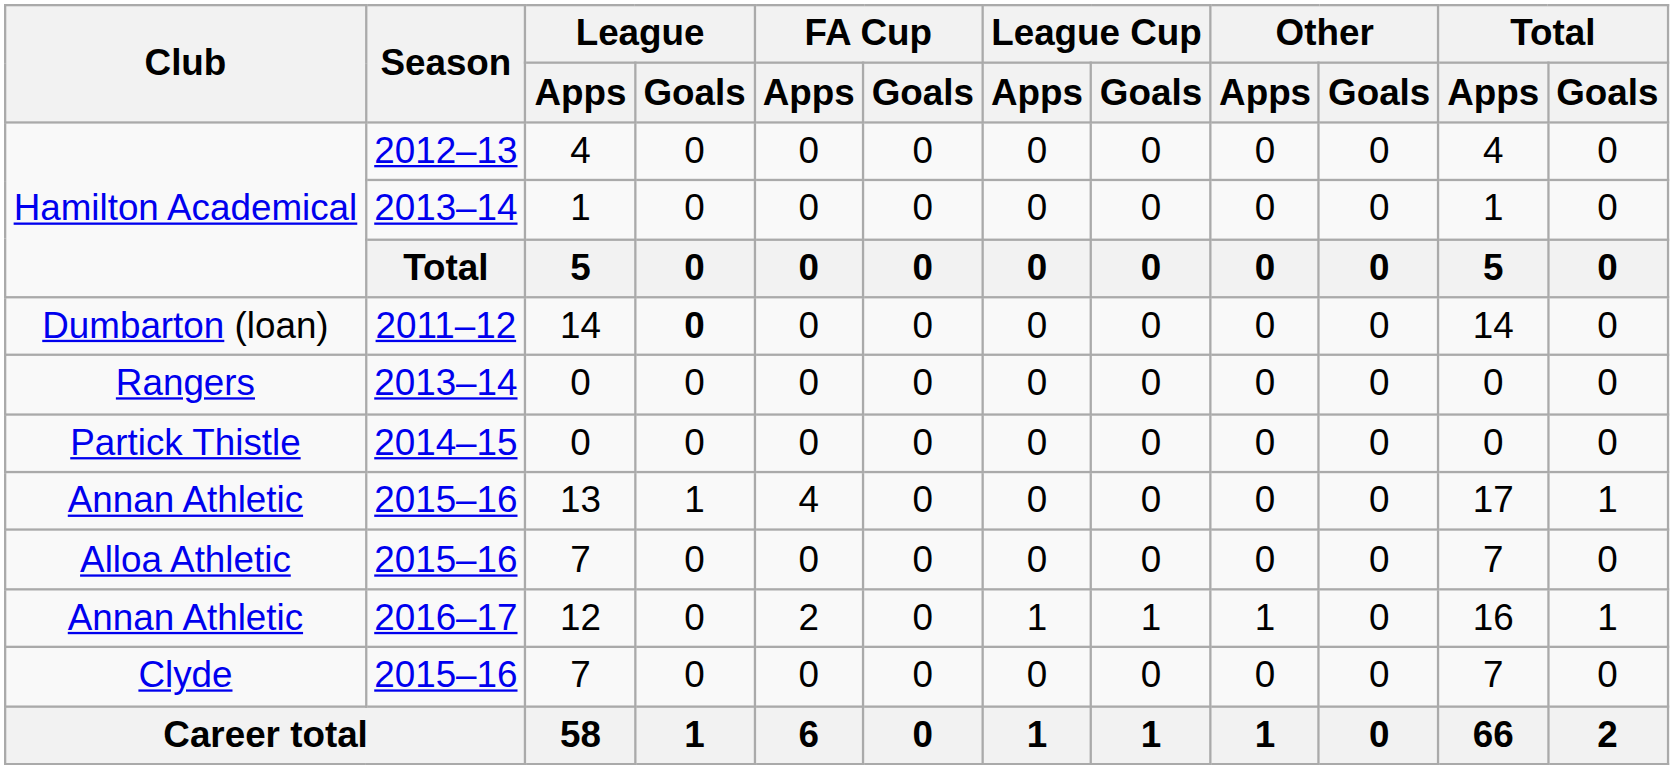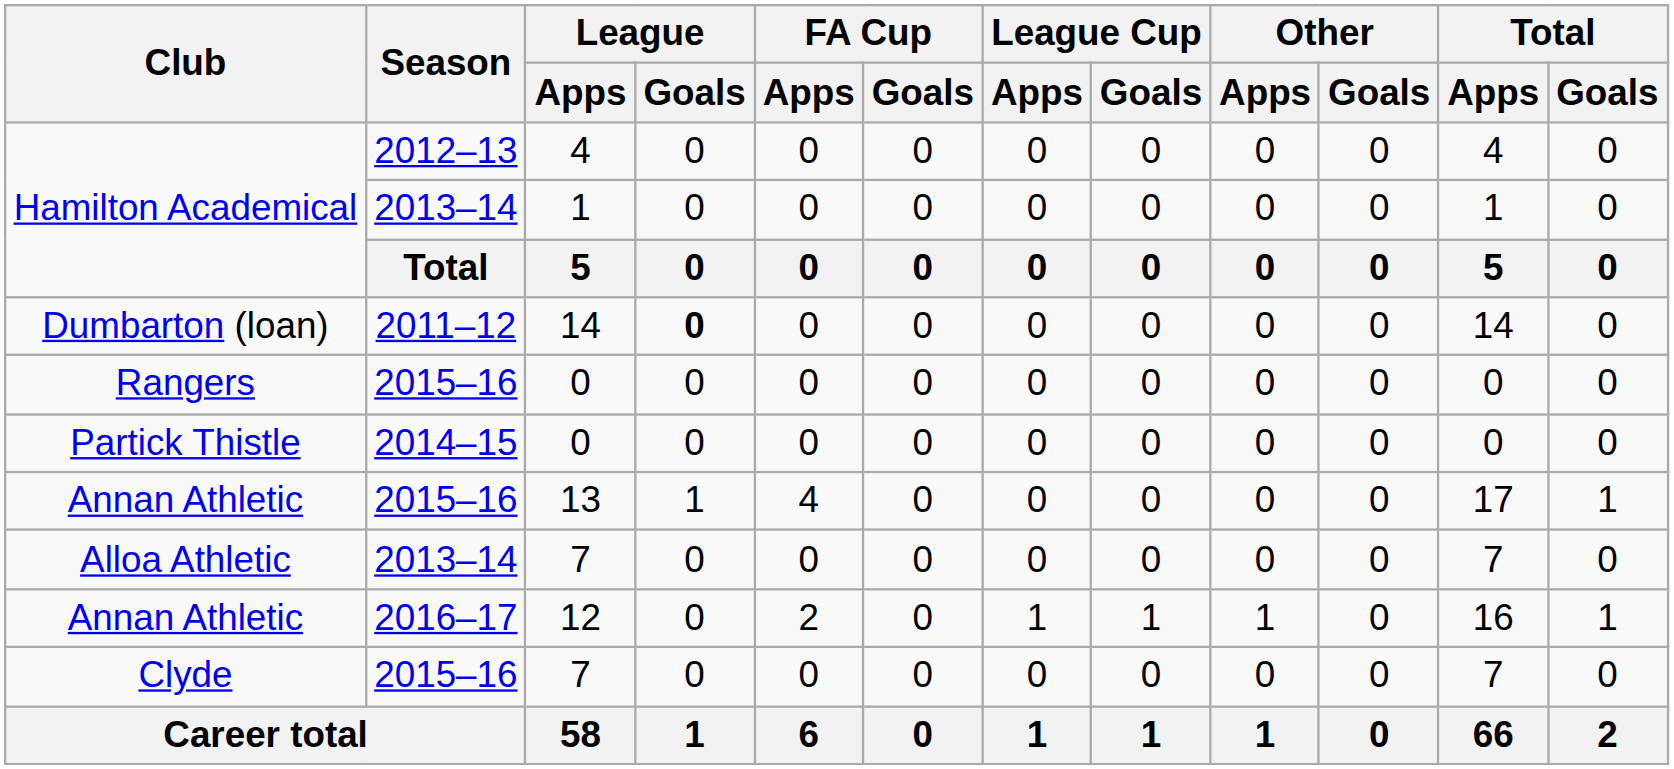(446, 383) 2013–14 -> (446, 383) 2015–16
(446, 558) 2015–16 -> (446, 558) 2013–14
